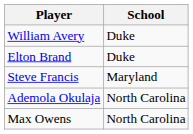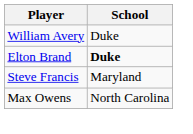(121, 56) normal -> (105, 56) bold
- row: (54, 98)
